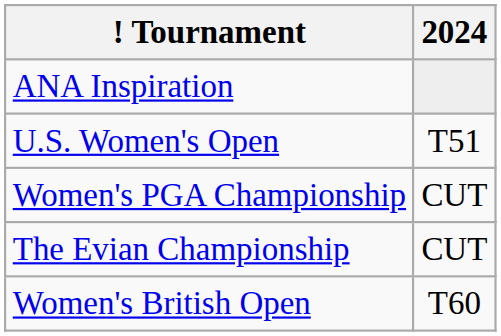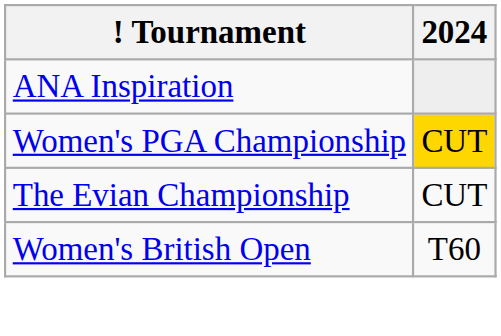- row: (146, 140)
(454, 195) no background -> (454, 140) gold background
